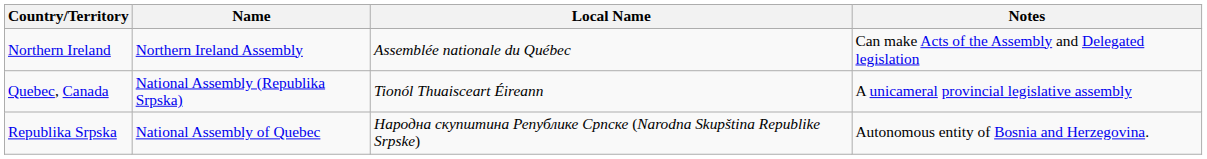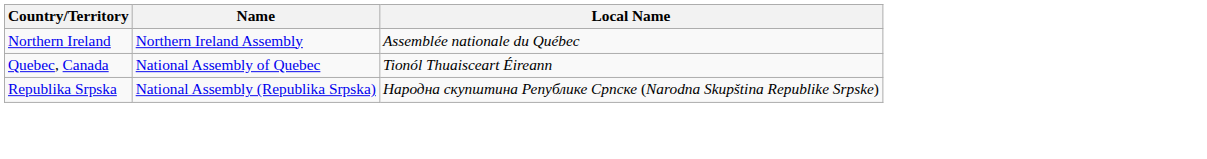- column: (1027, 16)
(230, 91) National Assembly (Republika Srpska) -> (228, 65) National Assembly of Quebec
(228, 132) National Assembly of Quebec -> (256, 89) National Assembly (Republika Srpska)
